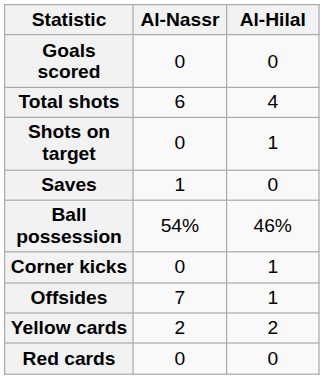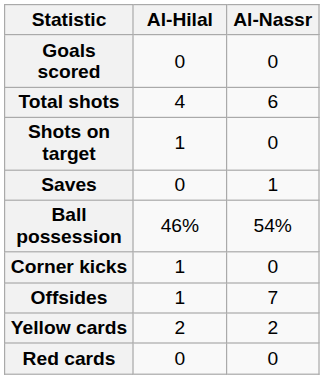columns swapped: (273, 19) <-> (180, 19)
